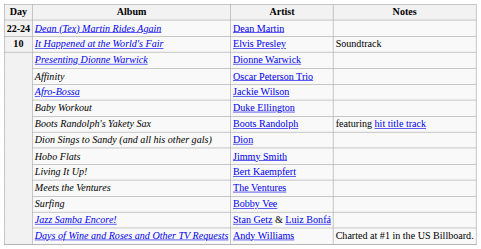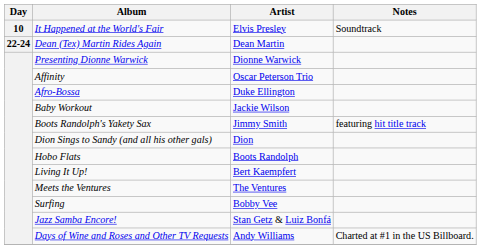rows swapped: (99, 44) <-> (98, 28)
(261, 92) Jackie Wilson -> (264, 92) Duke Ellington
(264, 108) Duke Ellington -> (261, 108) Jackie Wilson
(266, 124) Boots Randolph -> (260, 124) Jimmy Smith
(260, 156) Jimmy Smith -> (266, 156) Boots Randolph
